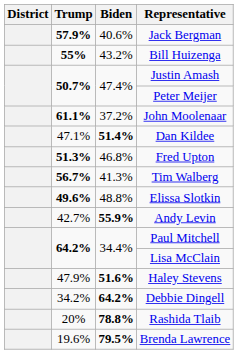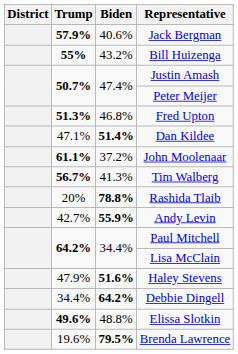rows swapped: (185, 116) <-> (185, 156)
rows swapped: (185, 197) <-> (185, 319)
(74, 298) 34.2% -> (74, 298) 34.4%
